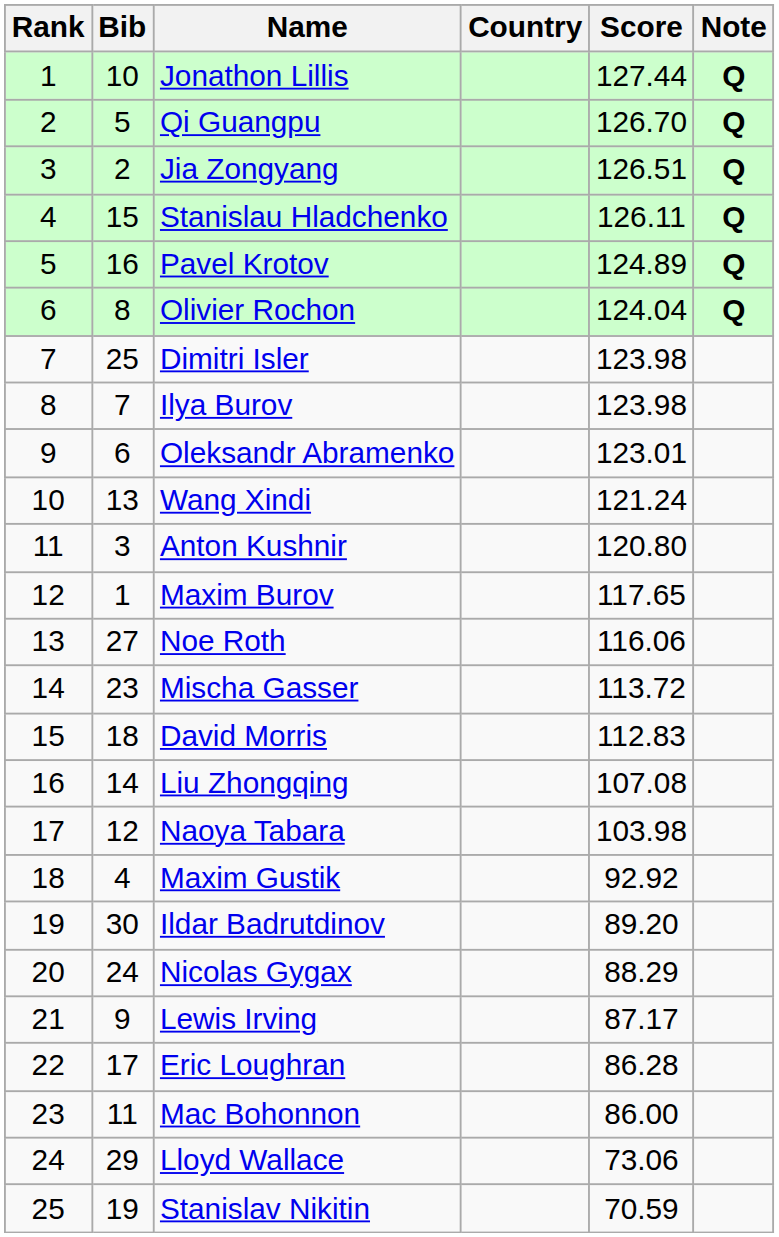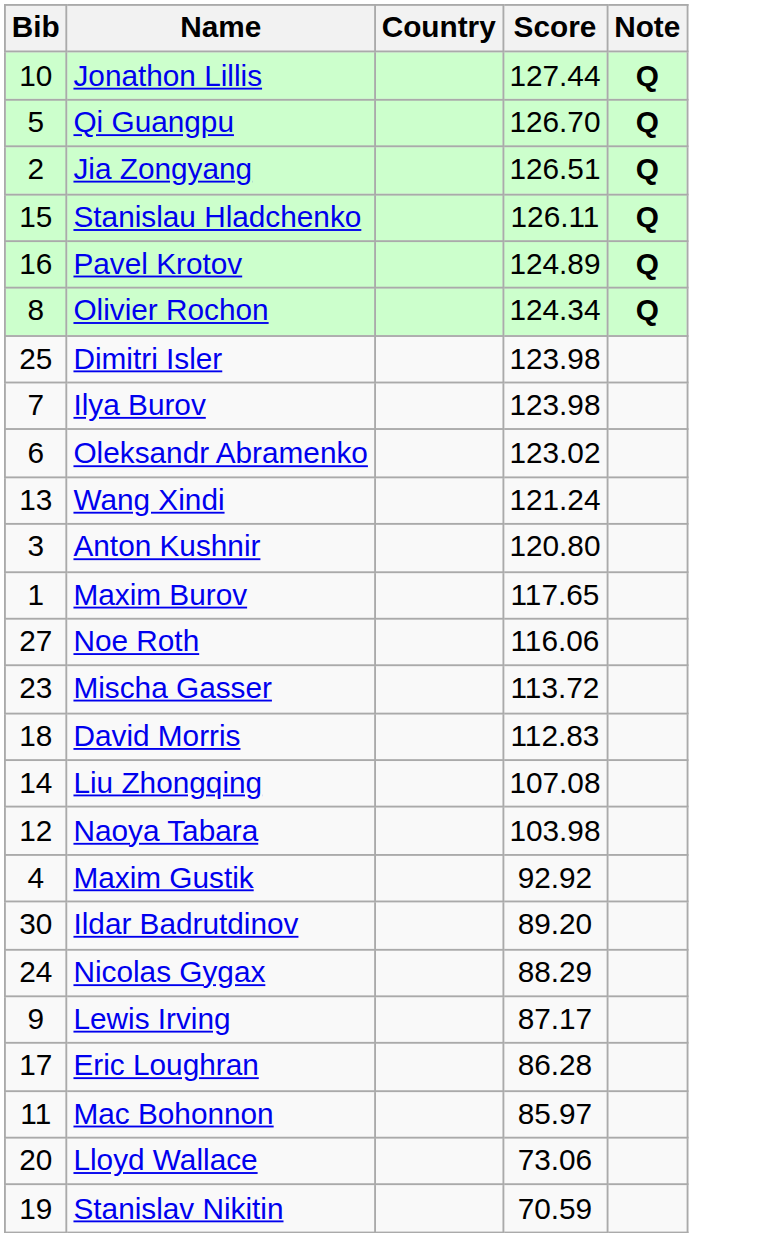- column: (48, 28)
(641, 311) 124.04 -> (555, 311) 124.34
(641, 452) 123.01 -> (555, 452) 123.02
(641, 1113) 86.00 -> (555, 1113) 85.97
(122, 1160) 29 -> (36, 1160) 20
